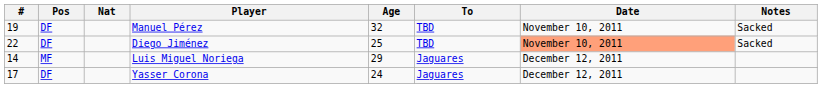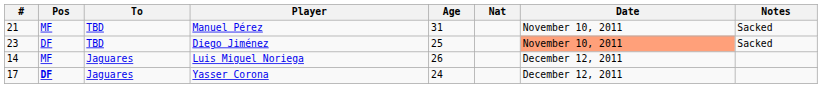columns swapped: (107, 13) <-> (467, 13)
(13, 28) 19 -> (13, 28) 21
(46, 28) DF -> (46, 28) MF
(377, 28) 32 -> (437, 28) 31
(13, 44) 22 -> (13, 44) 23
(377, 60) 29 -> (437, 60) 26
(46, 76) normal -> (46, 76) bold
